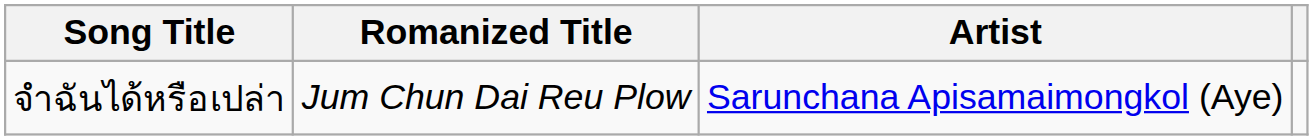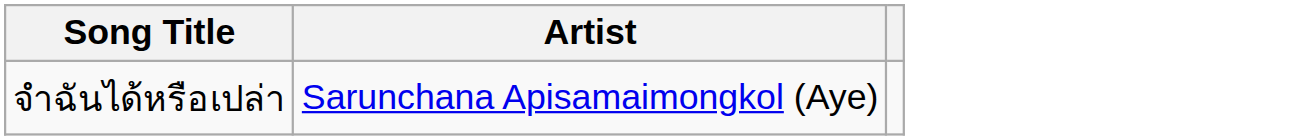- column: (496, 32)
